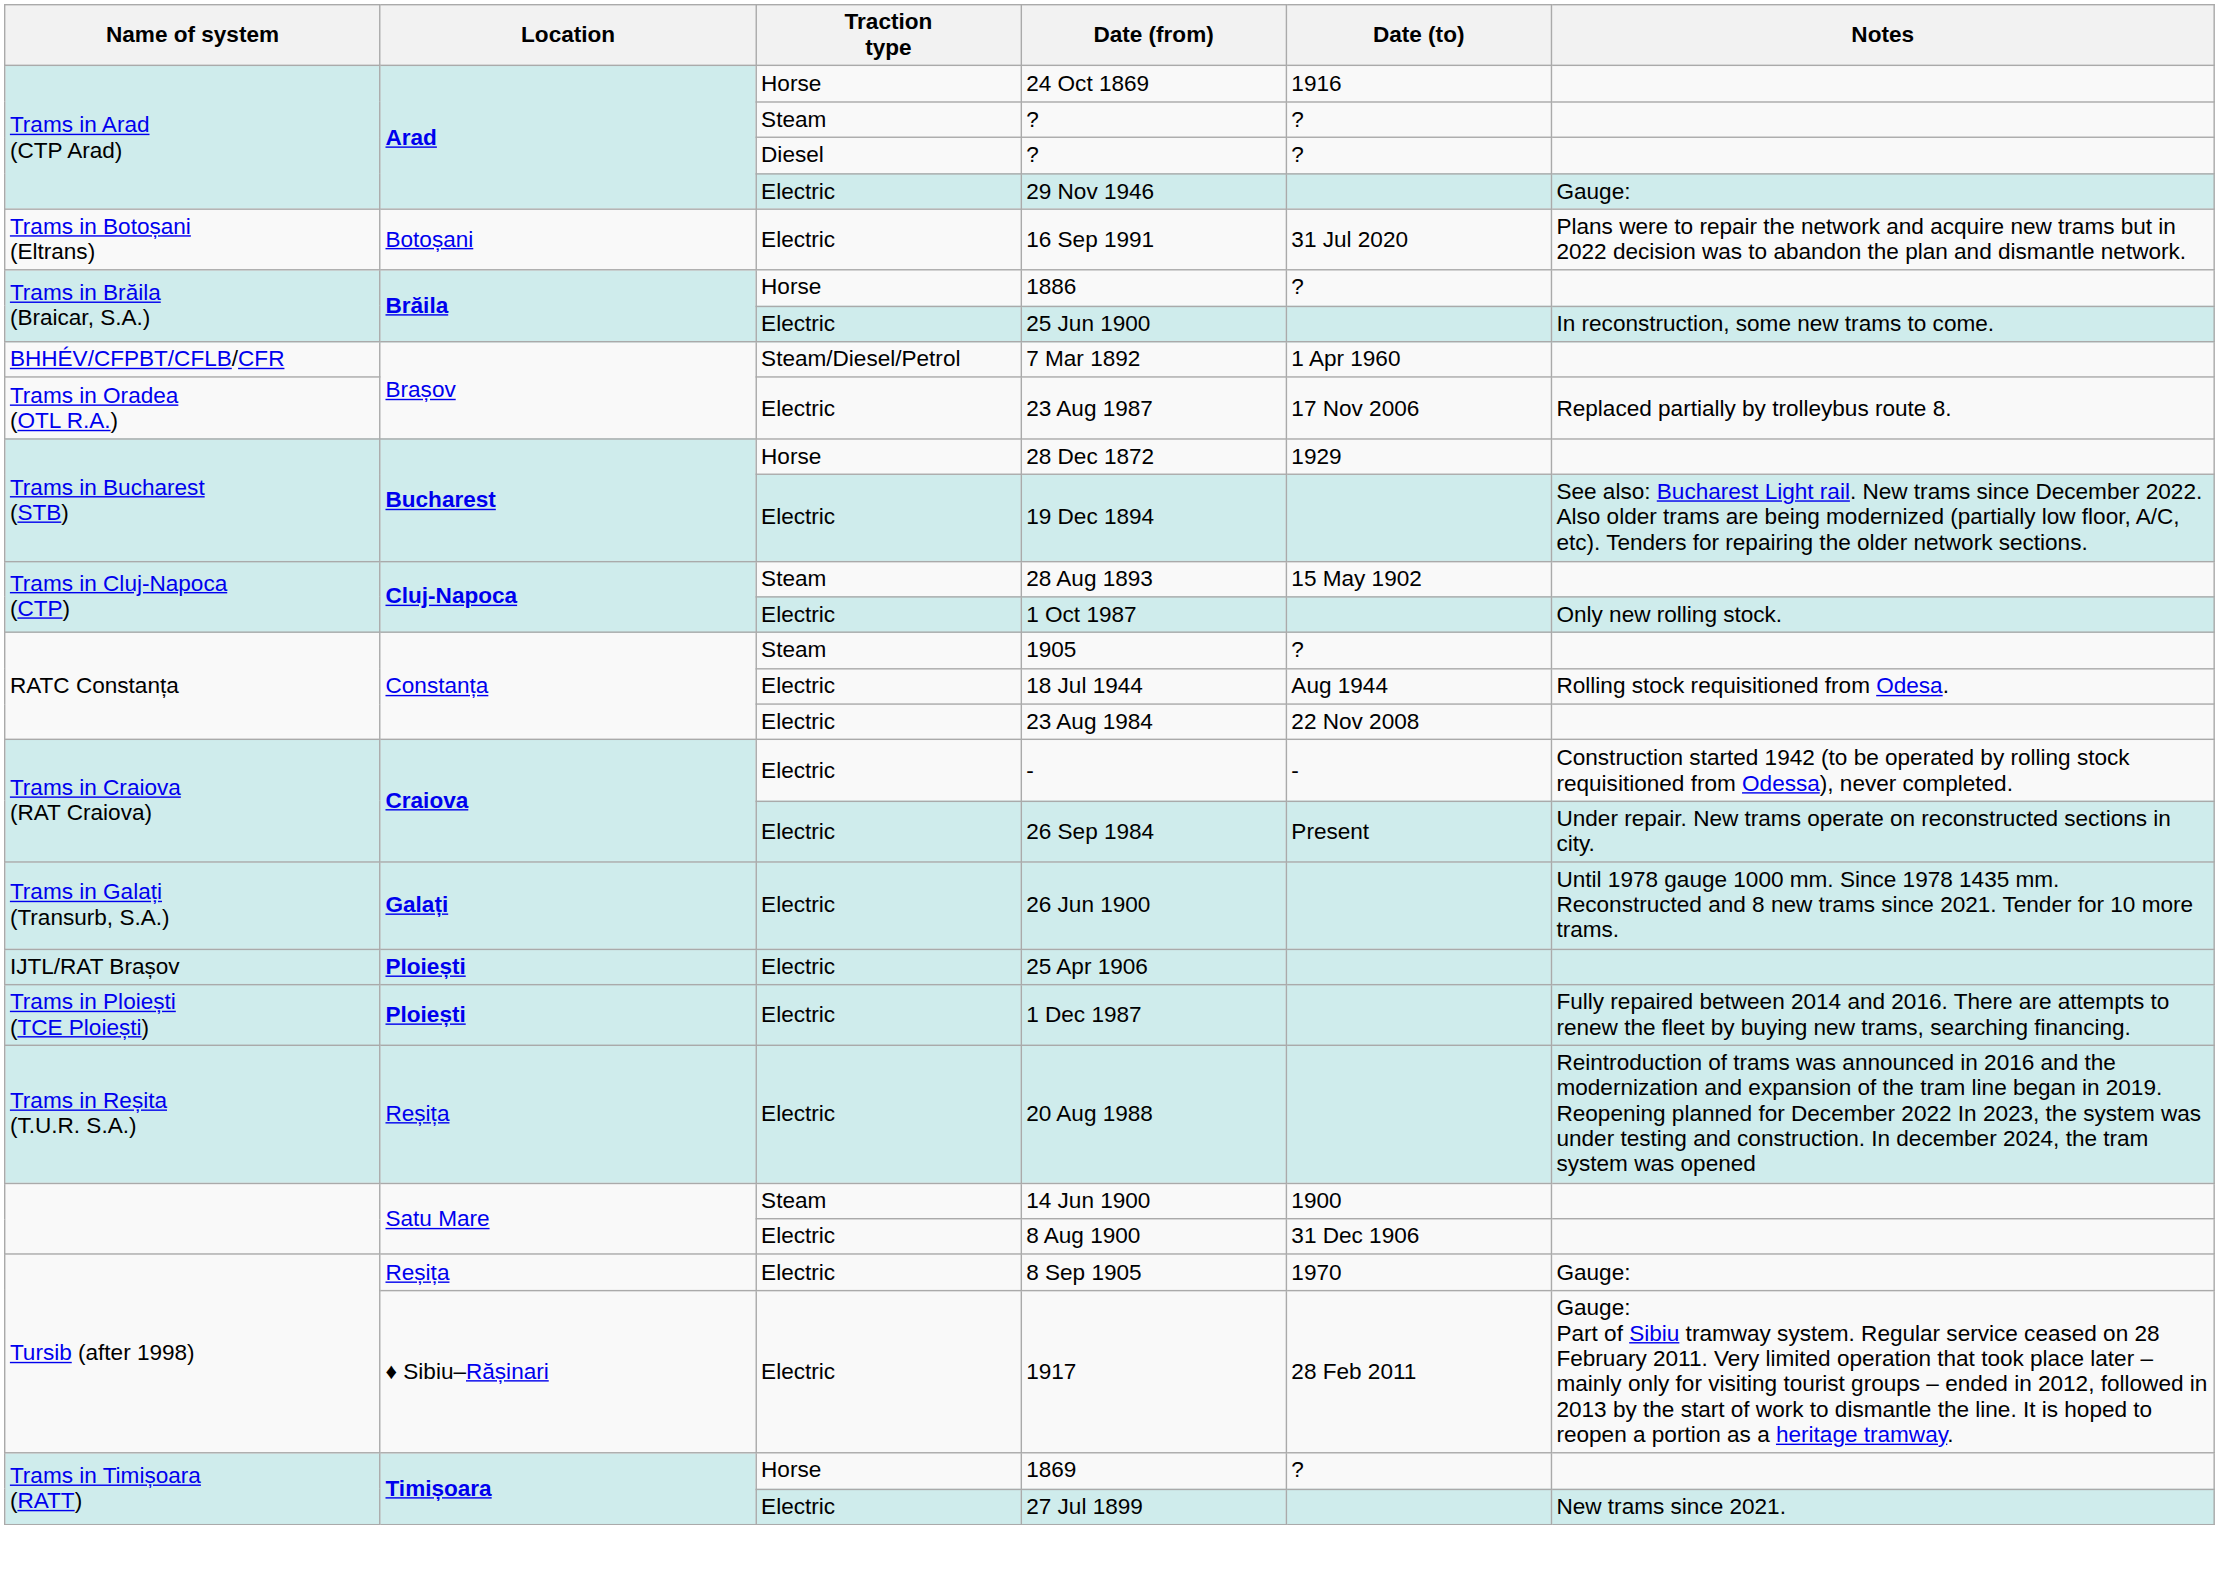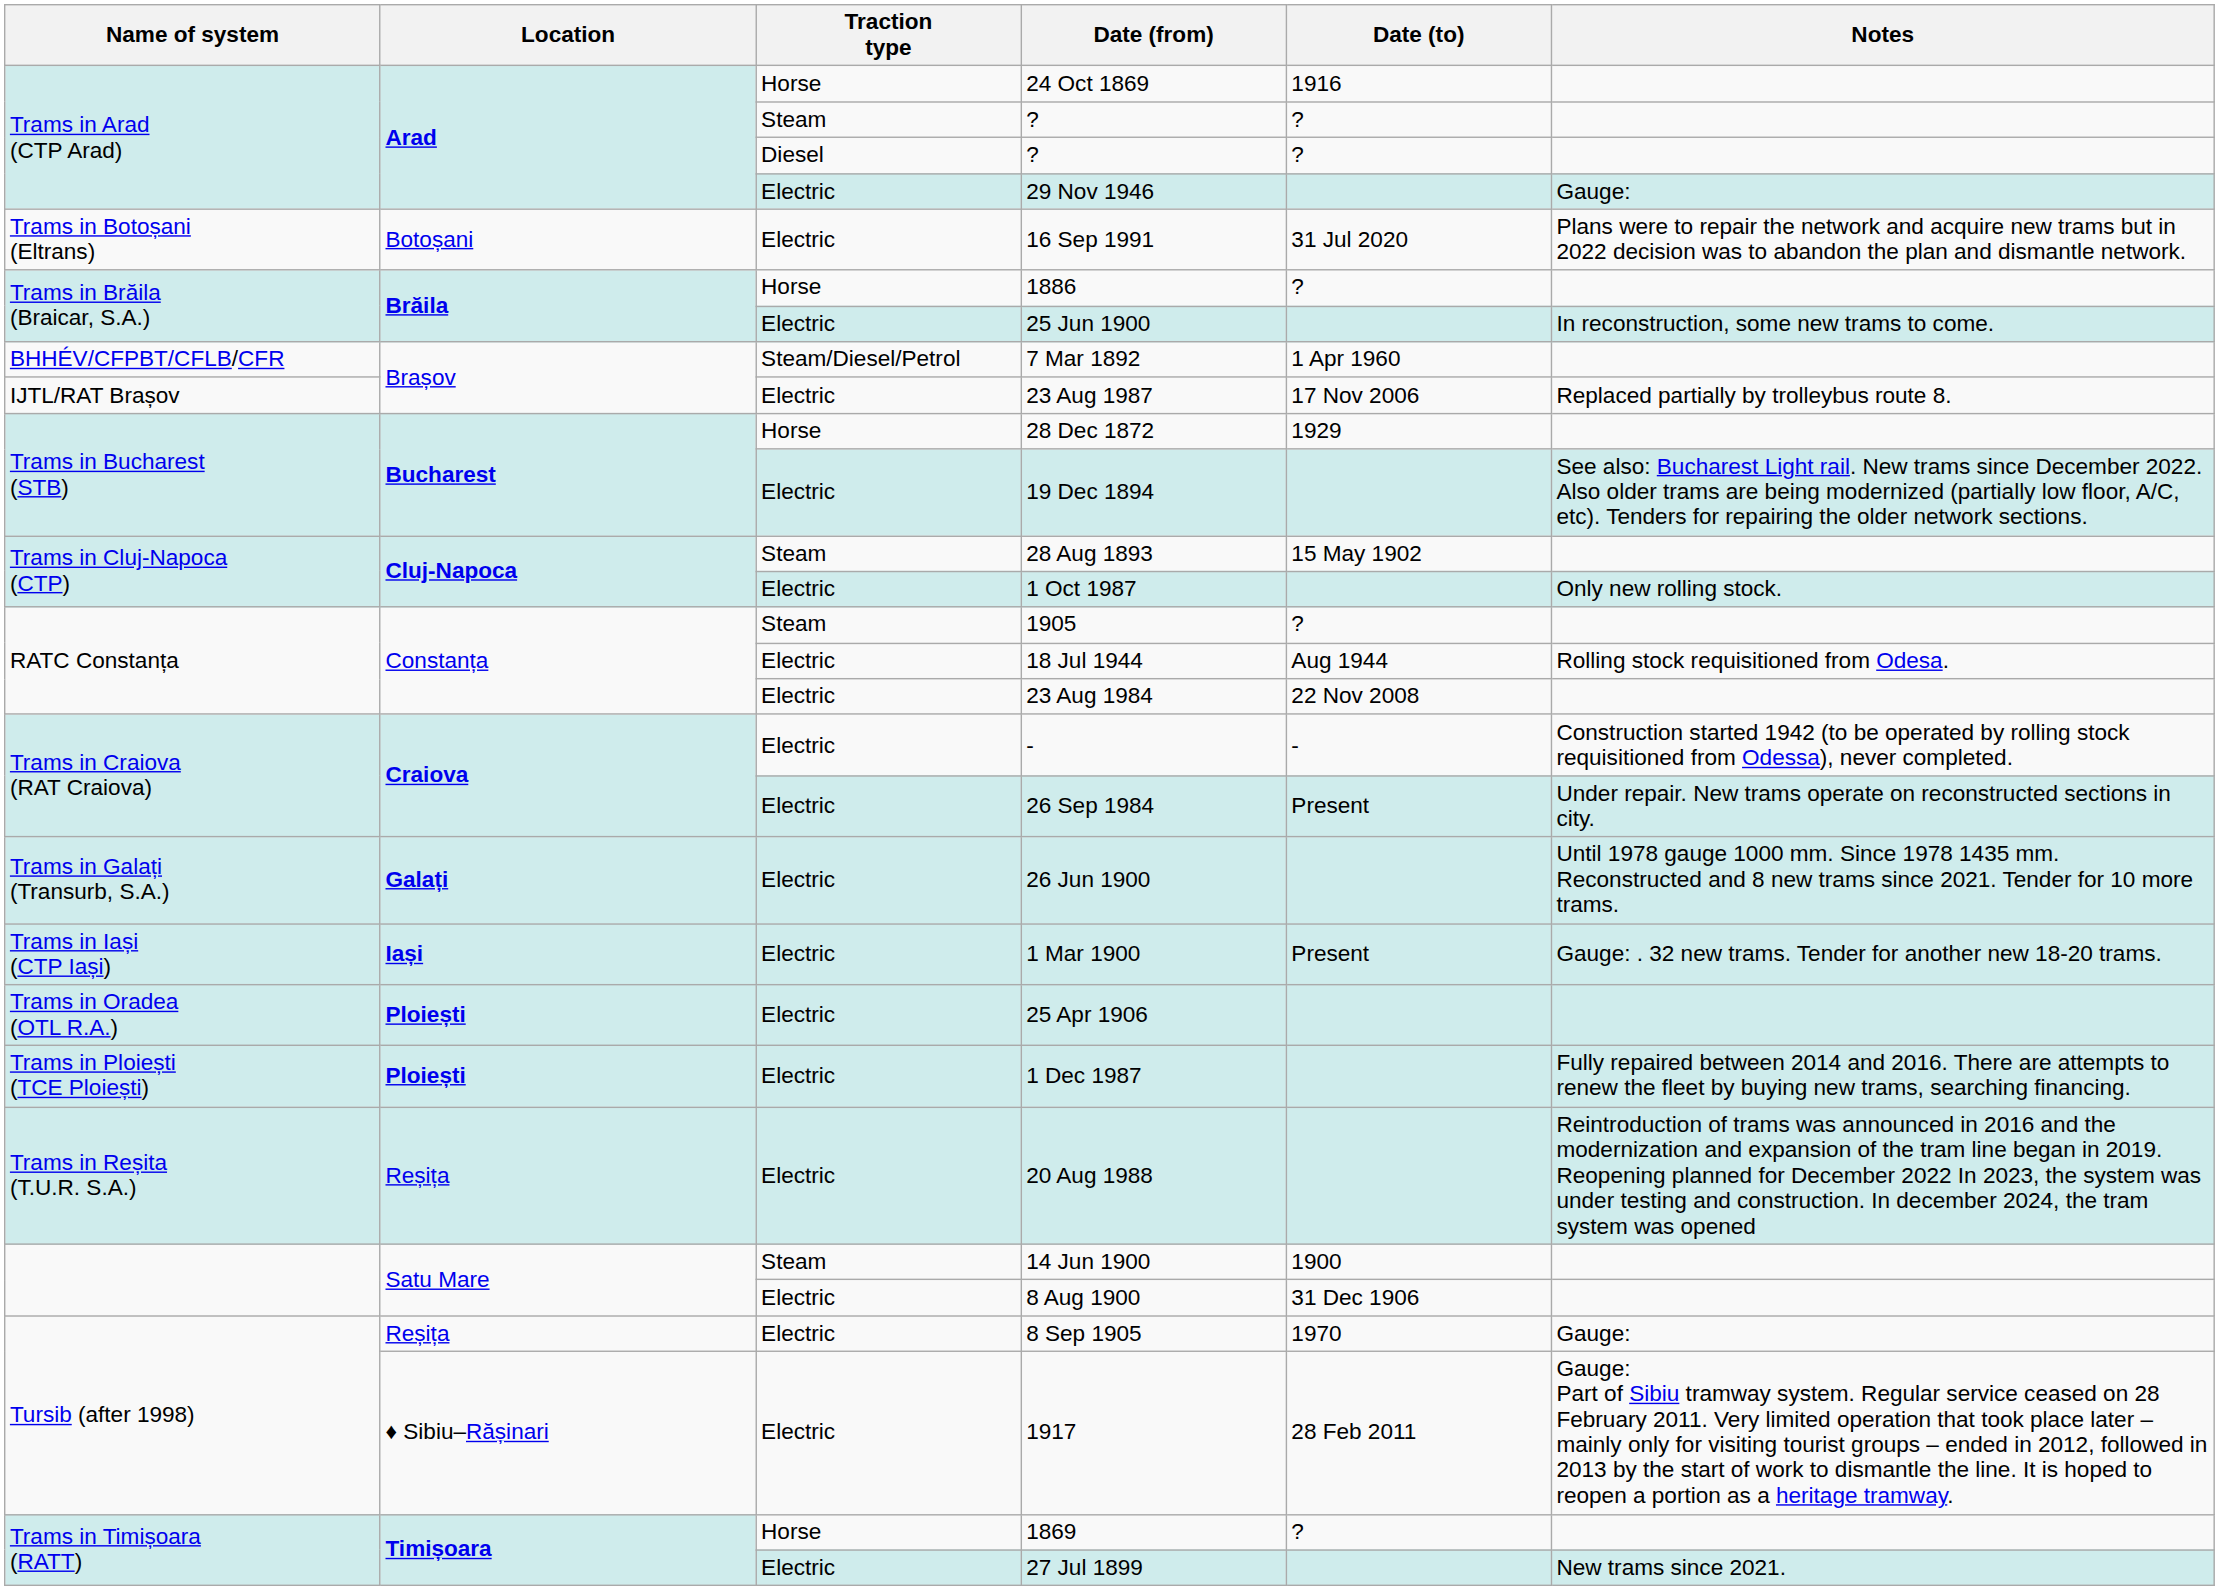(94, 407) Trams in Oradea (OTL R.A.) -> (95, 395) IJTL/RAT Brașov
+ row: (798, 953)
(95, 966) IJTL/RAT Brașov -> (94, 1014) Trams in Oradea (OTL R.A.)
